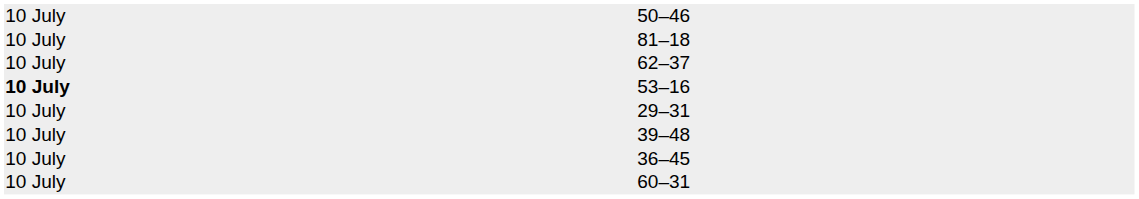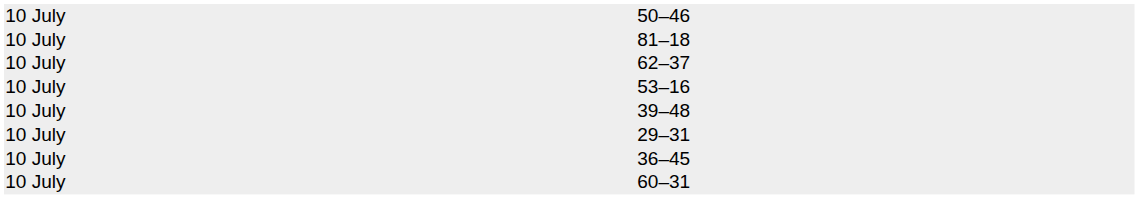(37, 87) bold -> (35, 87) normal
rows swapped: (664, 111) <-> (664, 134)
